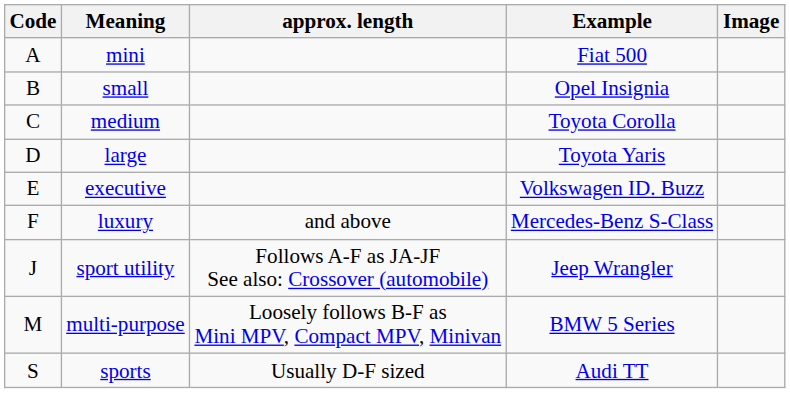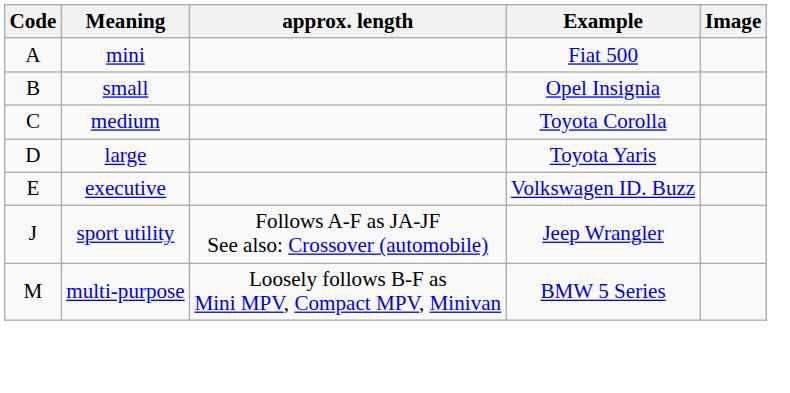- row: (125, 222)
- row: (125, 370)
